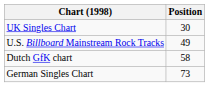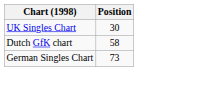- row: (85, 43)
